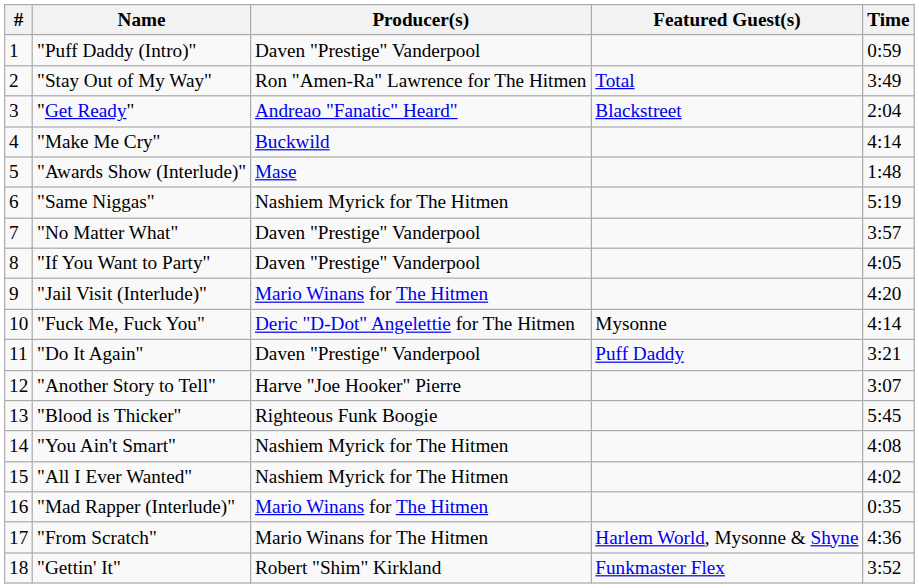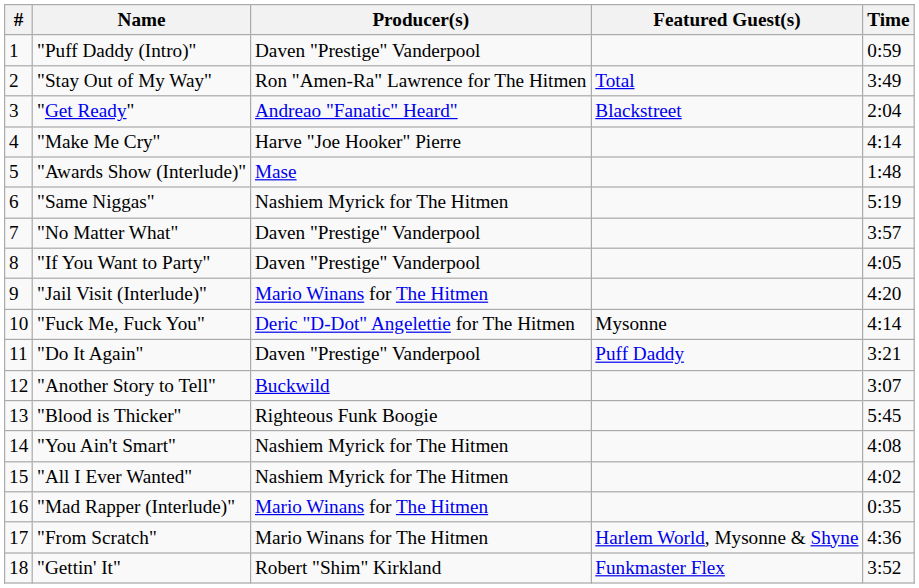(292, 141) Buckwild -> (358, 141) Harve "Joe Hooker" Pierre
(358, 385) Harve "Joe Hooker" Pierre -> (292, 385) Buckwild
